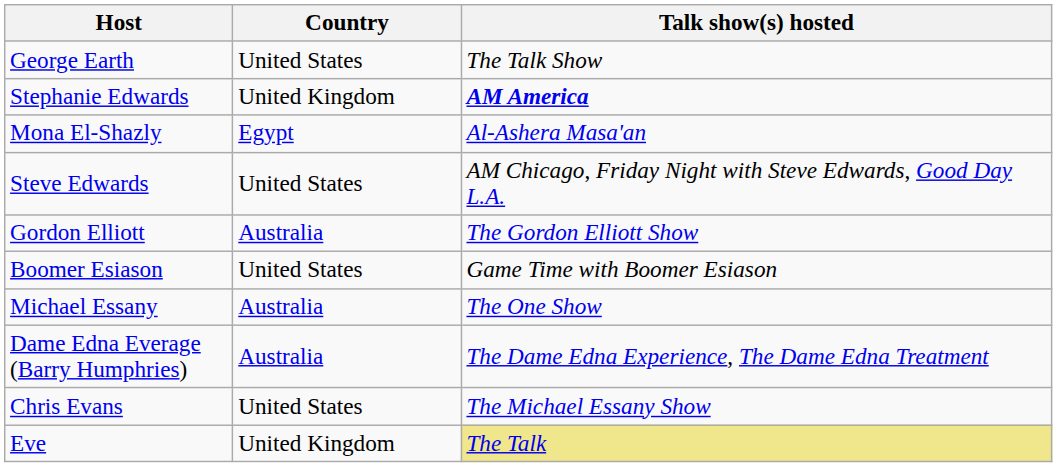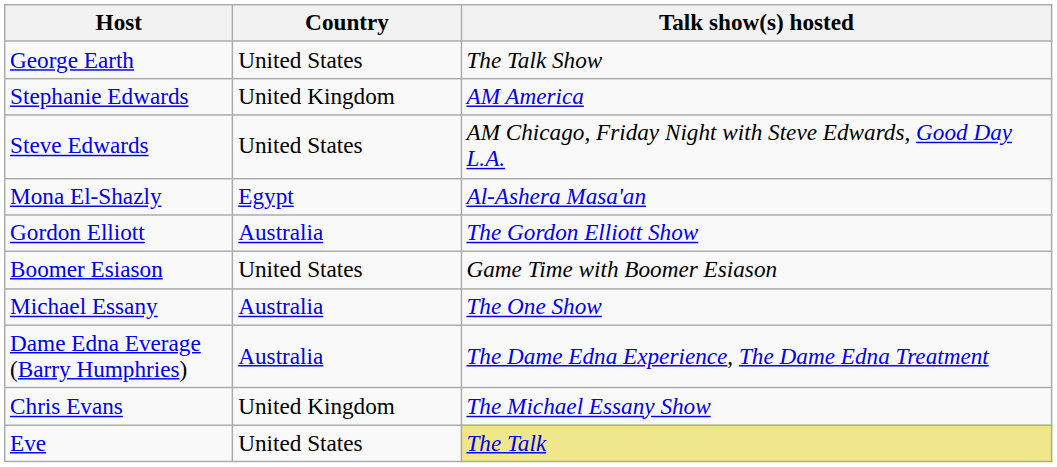(528, 96) bold -> (525, 96) normal
rows swapped: (79, 183) <-> (86, 133)
(300, 406) United States -> (317, 406) United Kingdom
(317, 443) United Kingdom -> (300, 443) United States
